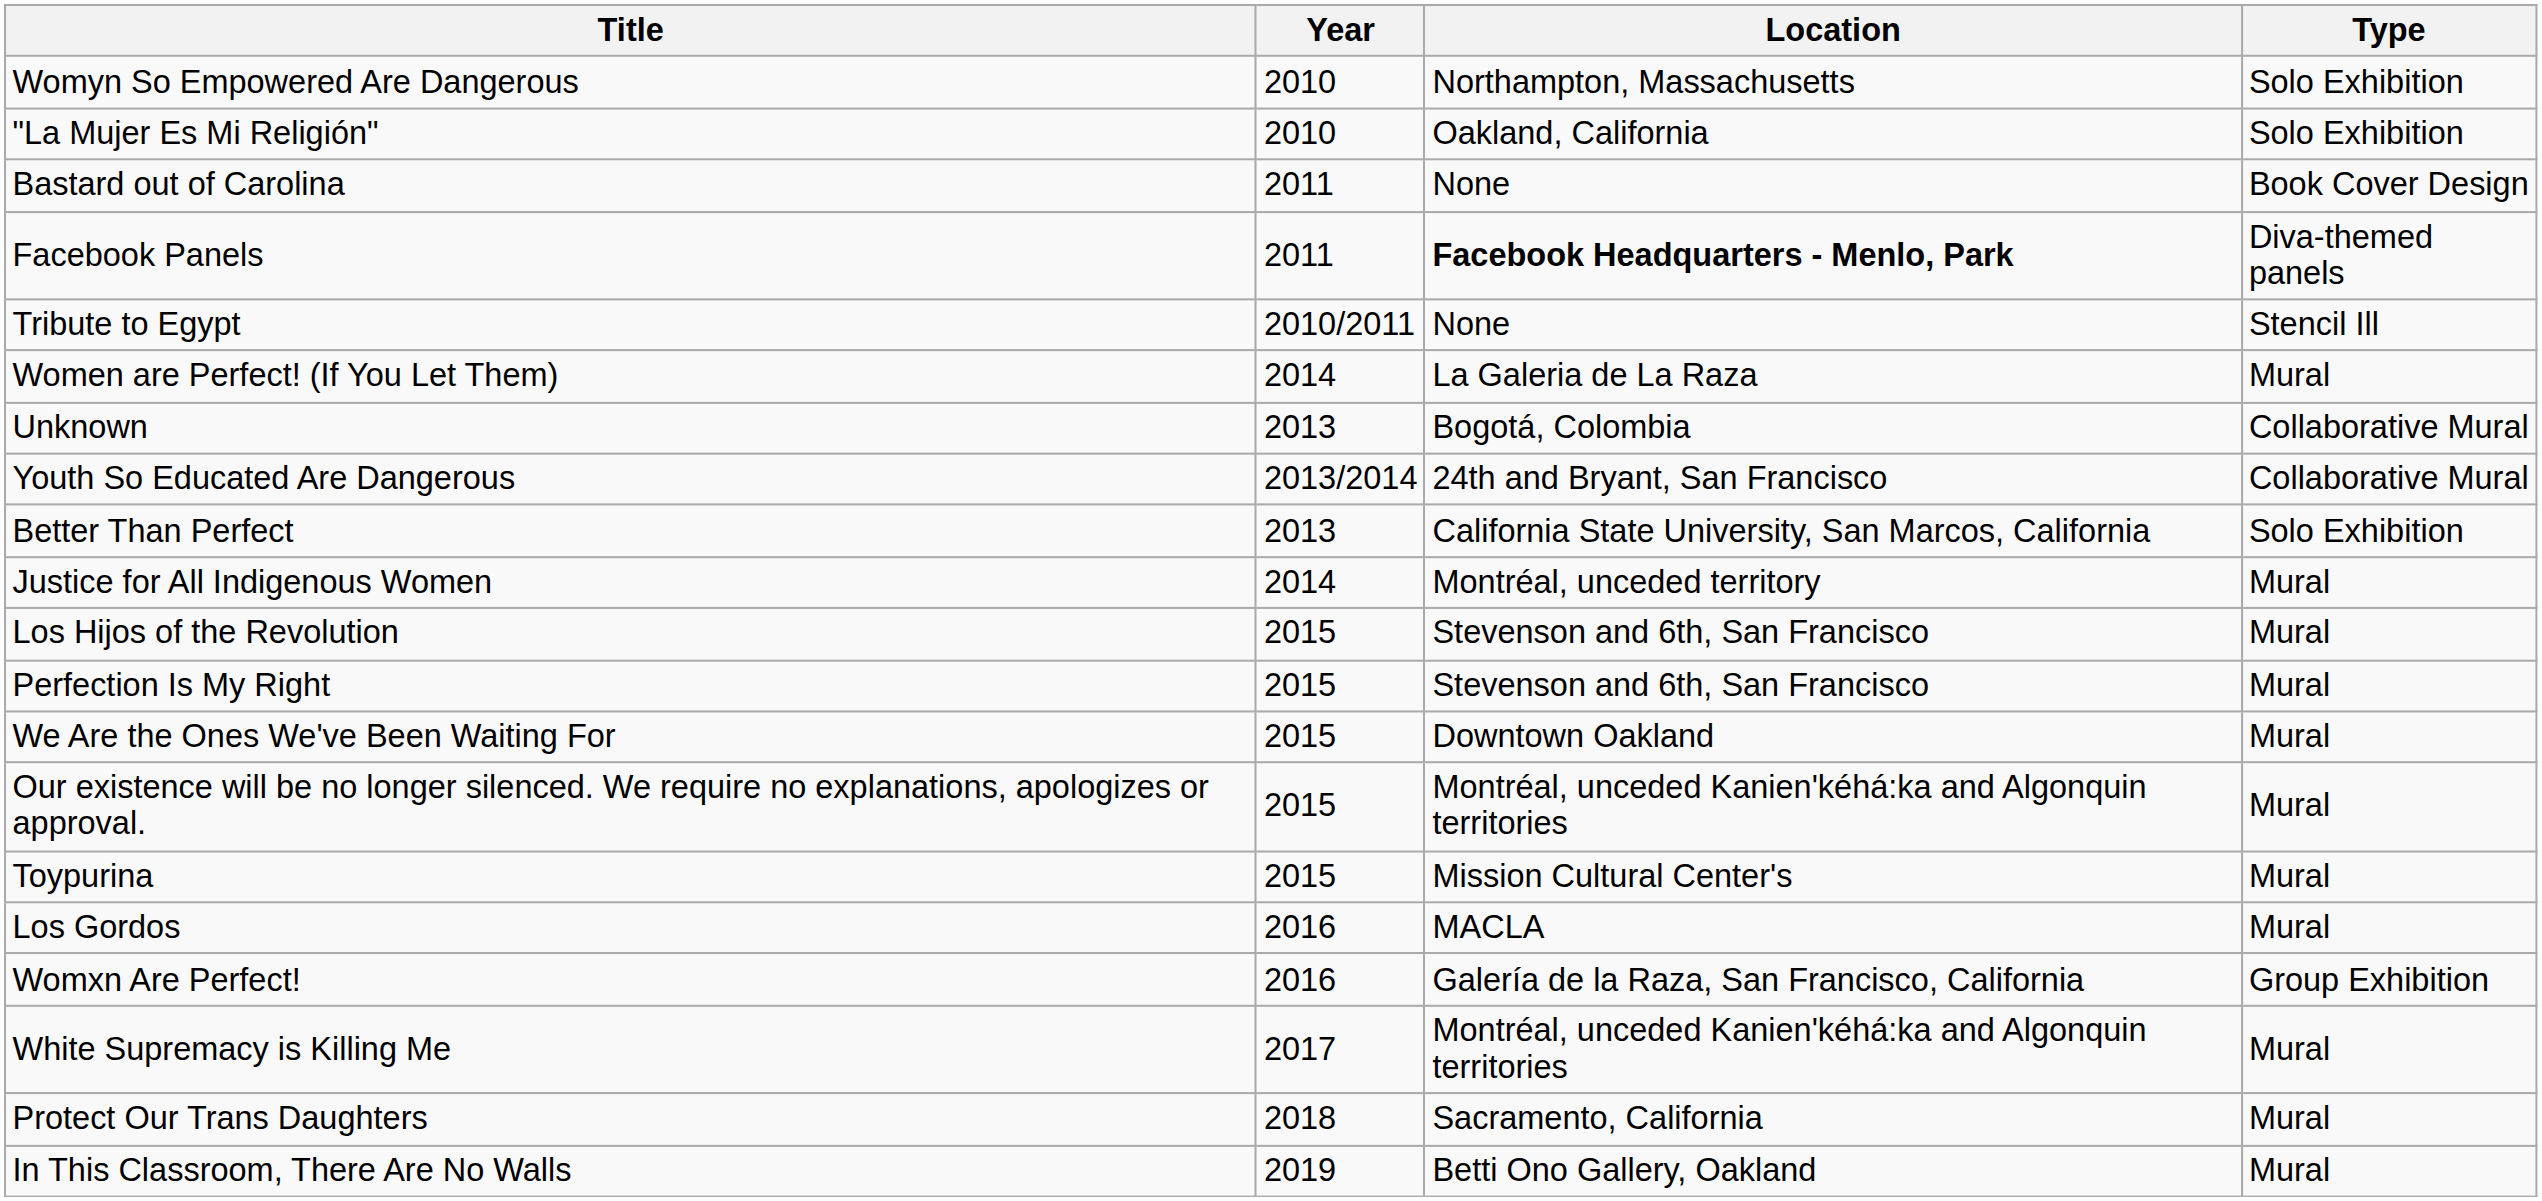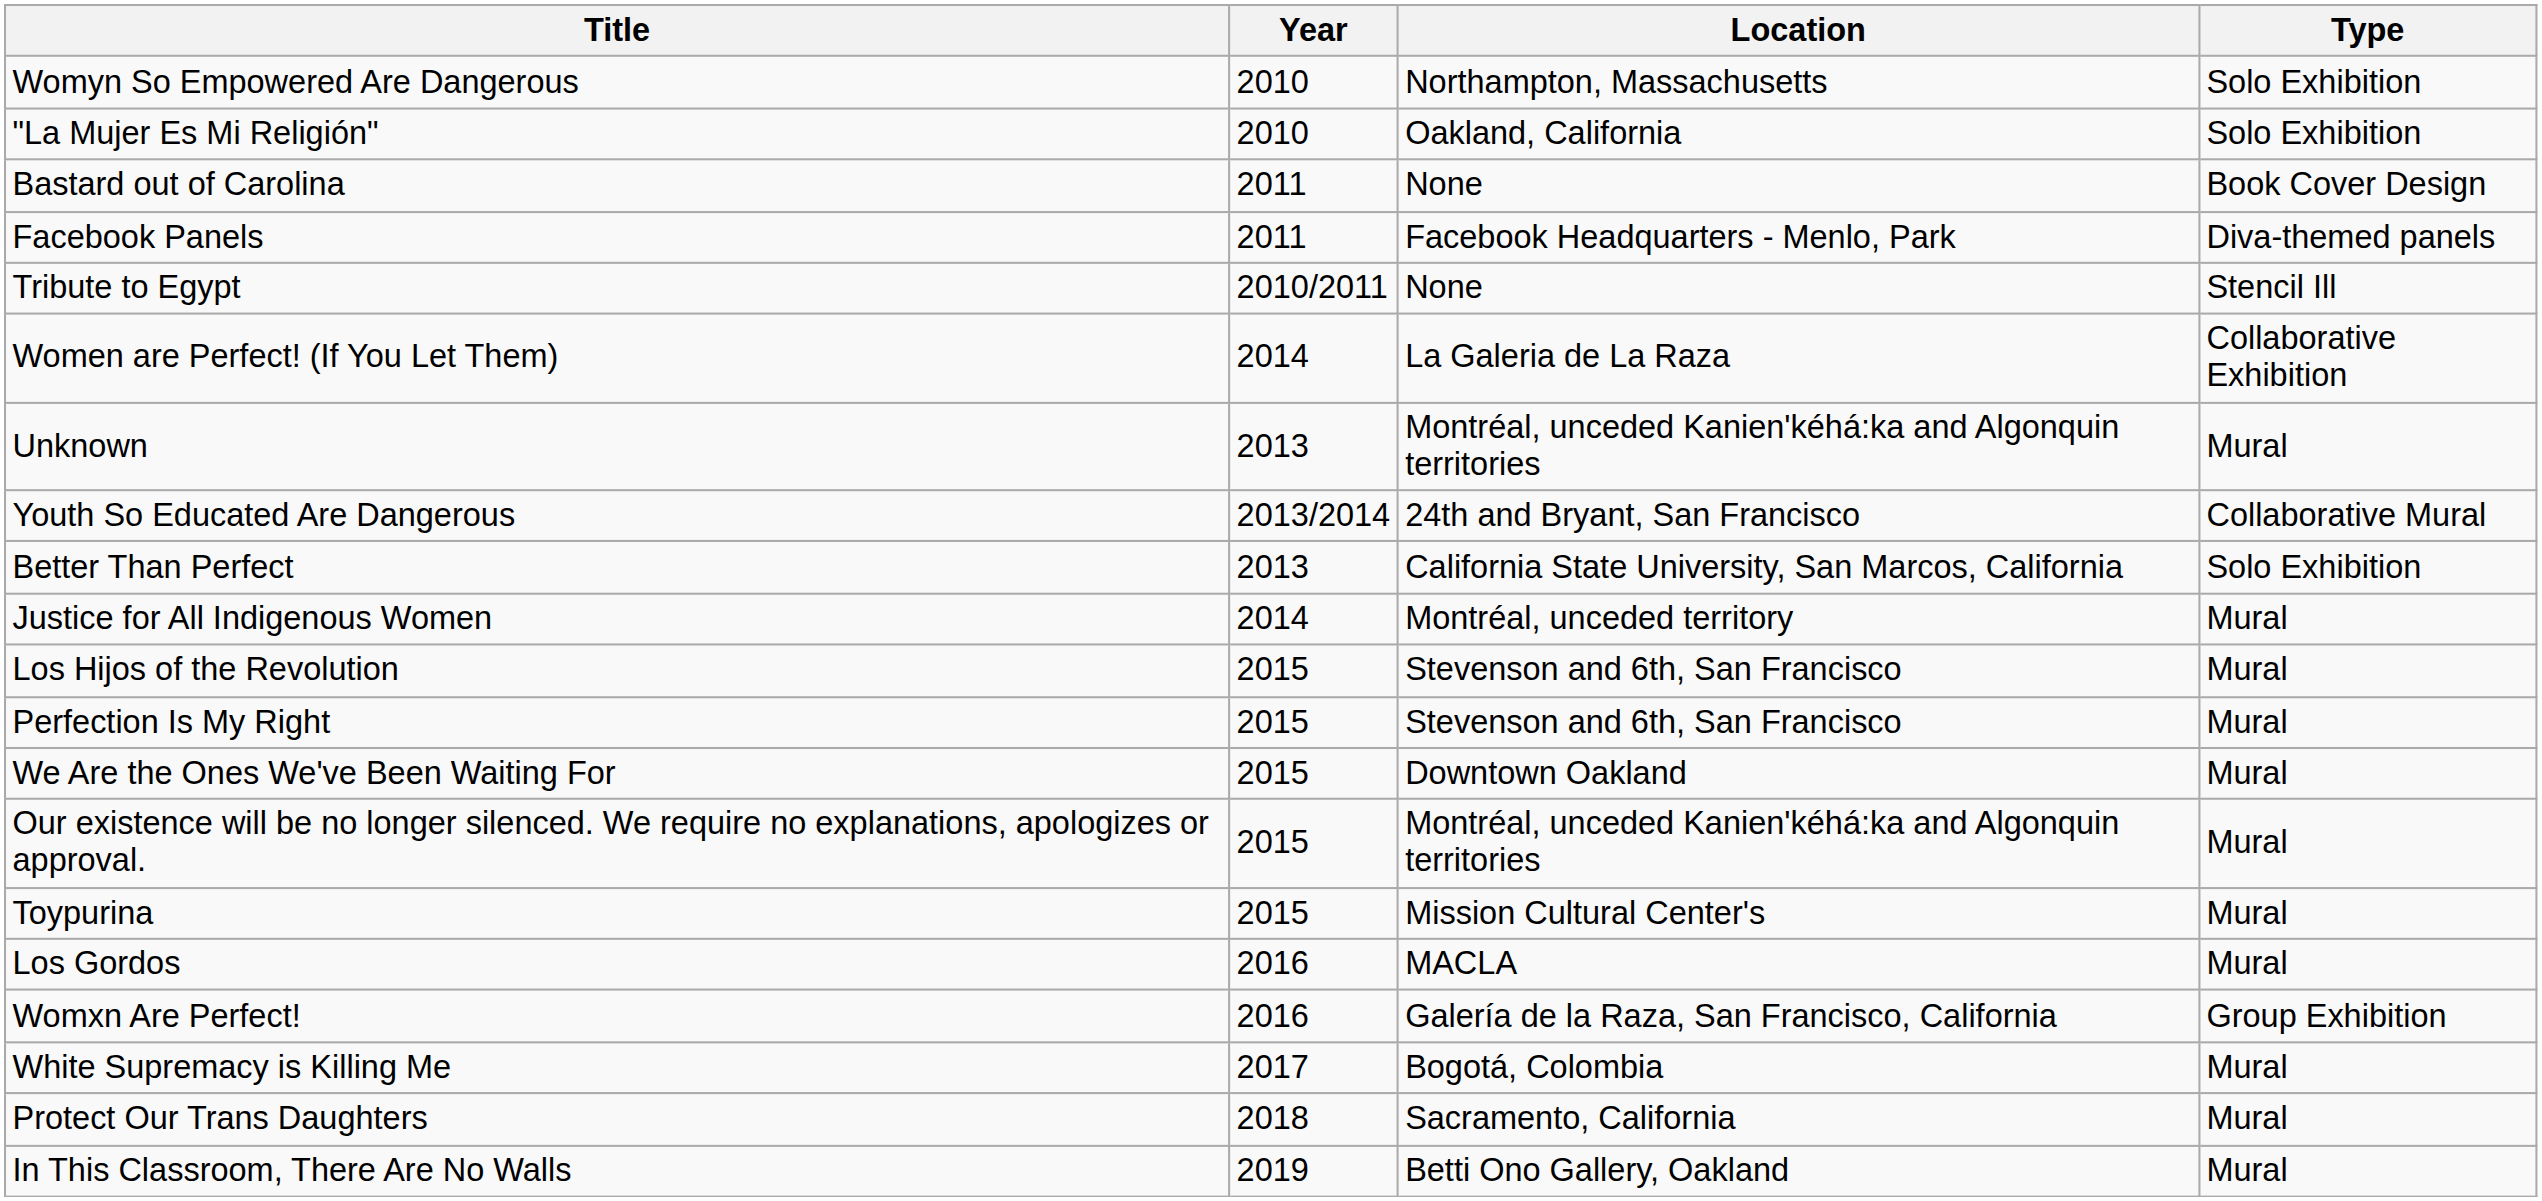(1723, 254) bold -> (1680, 236) normal
(2290, 375) Mural -> (2301, 357) Collaborative Exhibition
(1562, 427) Bogotá, Colombia -> (1762, 445) Montréal, unceded Kanien'kéhá:ka and Algonquin territories
(2389, 427) Collaborative Mural -> (2247, 445) Mural
(1789, 1048) Montréal, unceded Kanien'kéhá:ka and Algonquin territories -> (1534, 1067) Bogotá, Colombia
